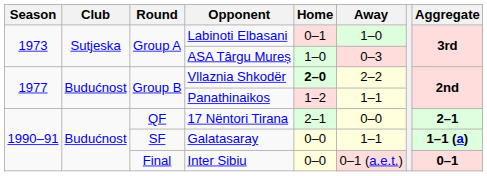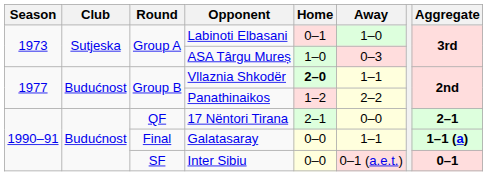(371, 77) 2–2 -> (371, 77) 1–1
(371, 98) 1–1 -> (371, 98) 2–2
(157, 139) SF -> (157, 139) Final
(157, 160) Final -> (157, 160) SF
